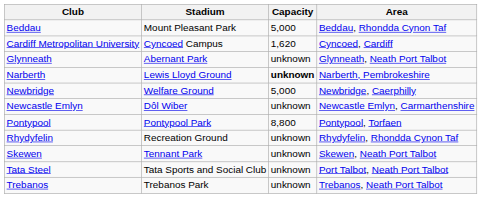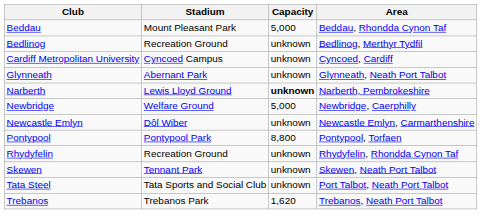+ row: (26, 43)
(283, 43) 1,620 -> (291, 59) unknown
(291, 185) unknown -> (283, 201) 1,620
